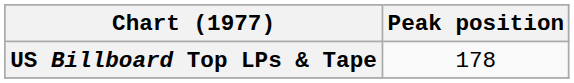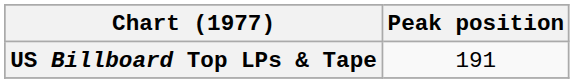(476, 60) 178 -> (476, 60) 191
